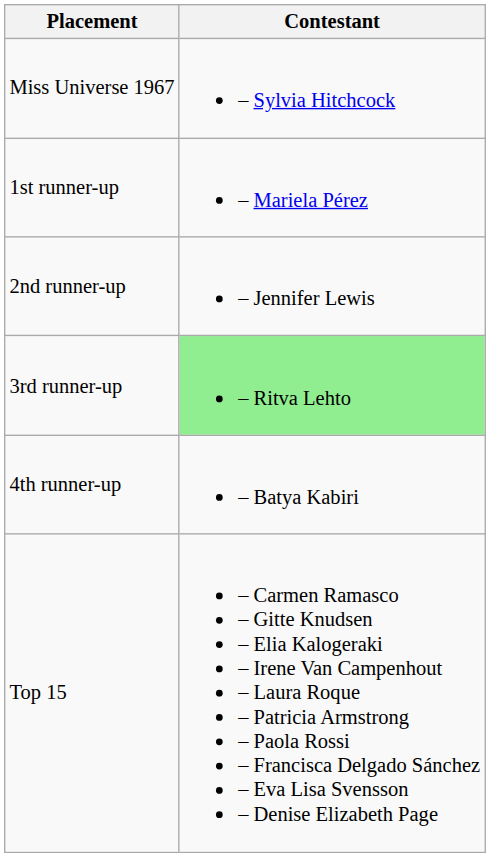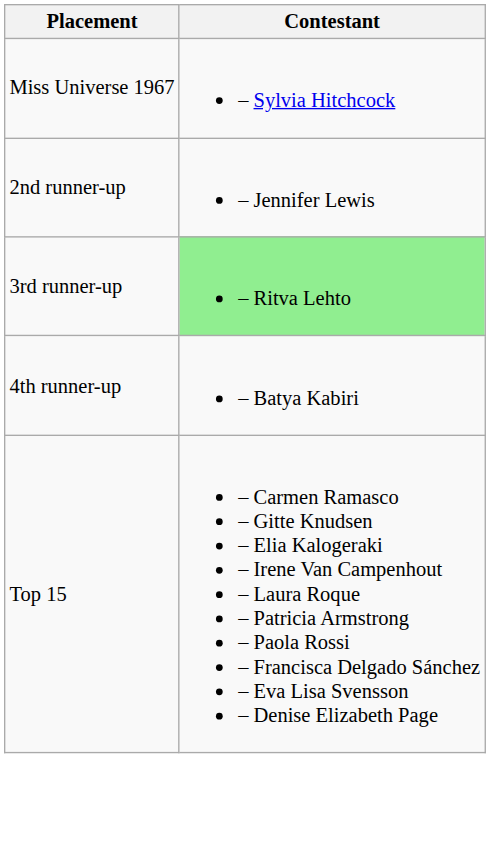- row: (64, 187)
